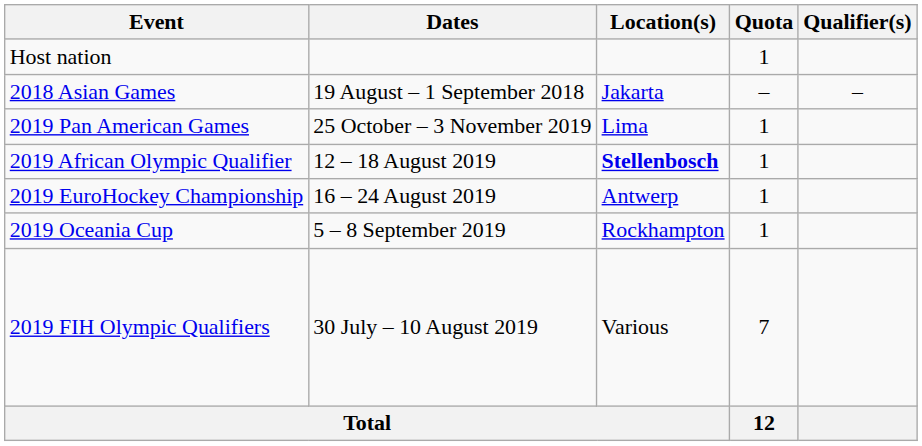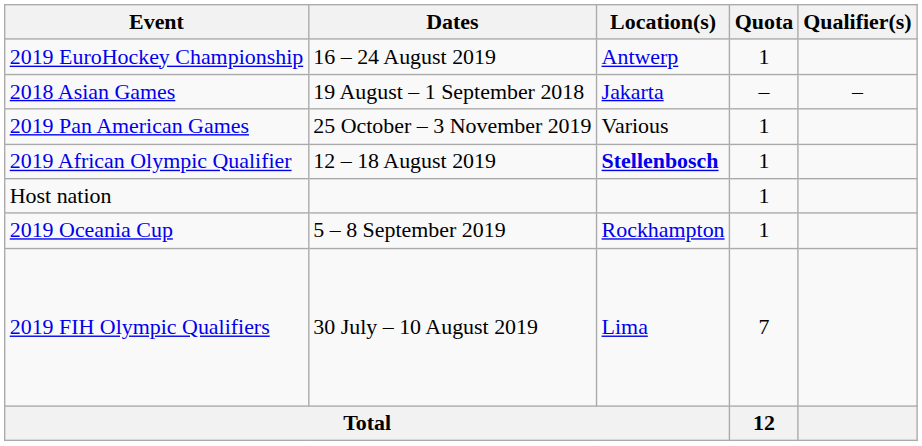rows swapped: (61, 56) <-> (156, 195)
(625, 126) Lima -> (635, 126) Various
(635, 326) Various -> (625, 326) Lima
